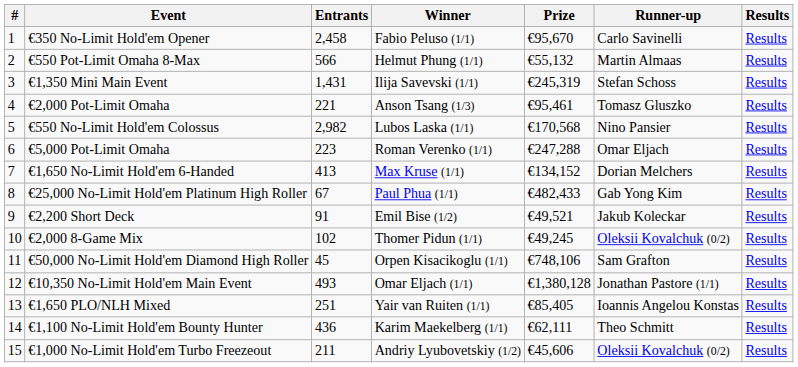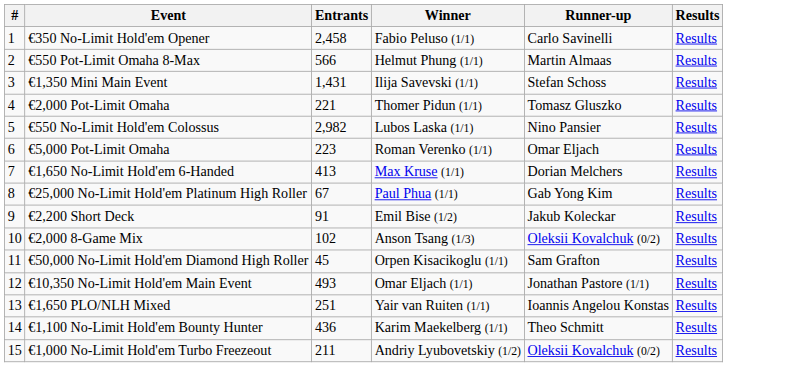- column: (559, 15)
(425, 104) Anson Tsang (1/3) -> (428, 104) Thomer Pidun (1/1)
(428, 238) Thomer Pidun (1/1) -> (425, 238) Anson Tsang (1/3)
